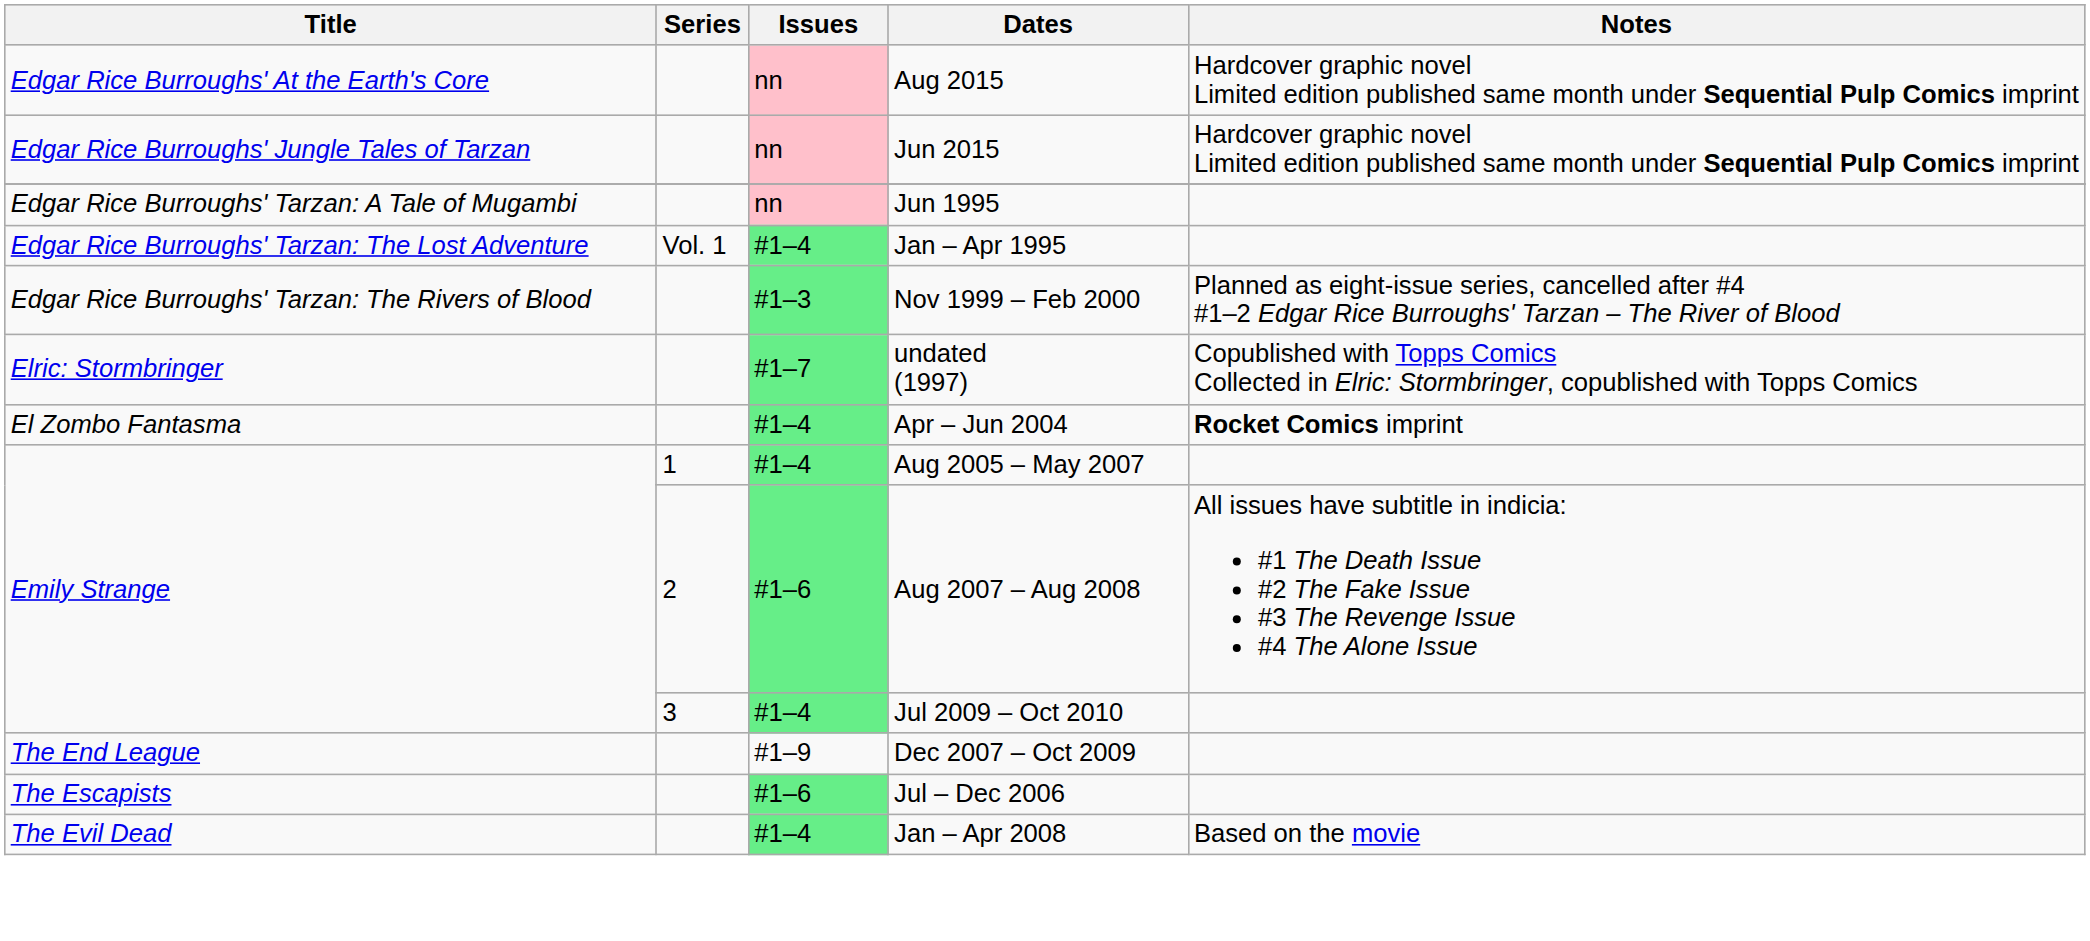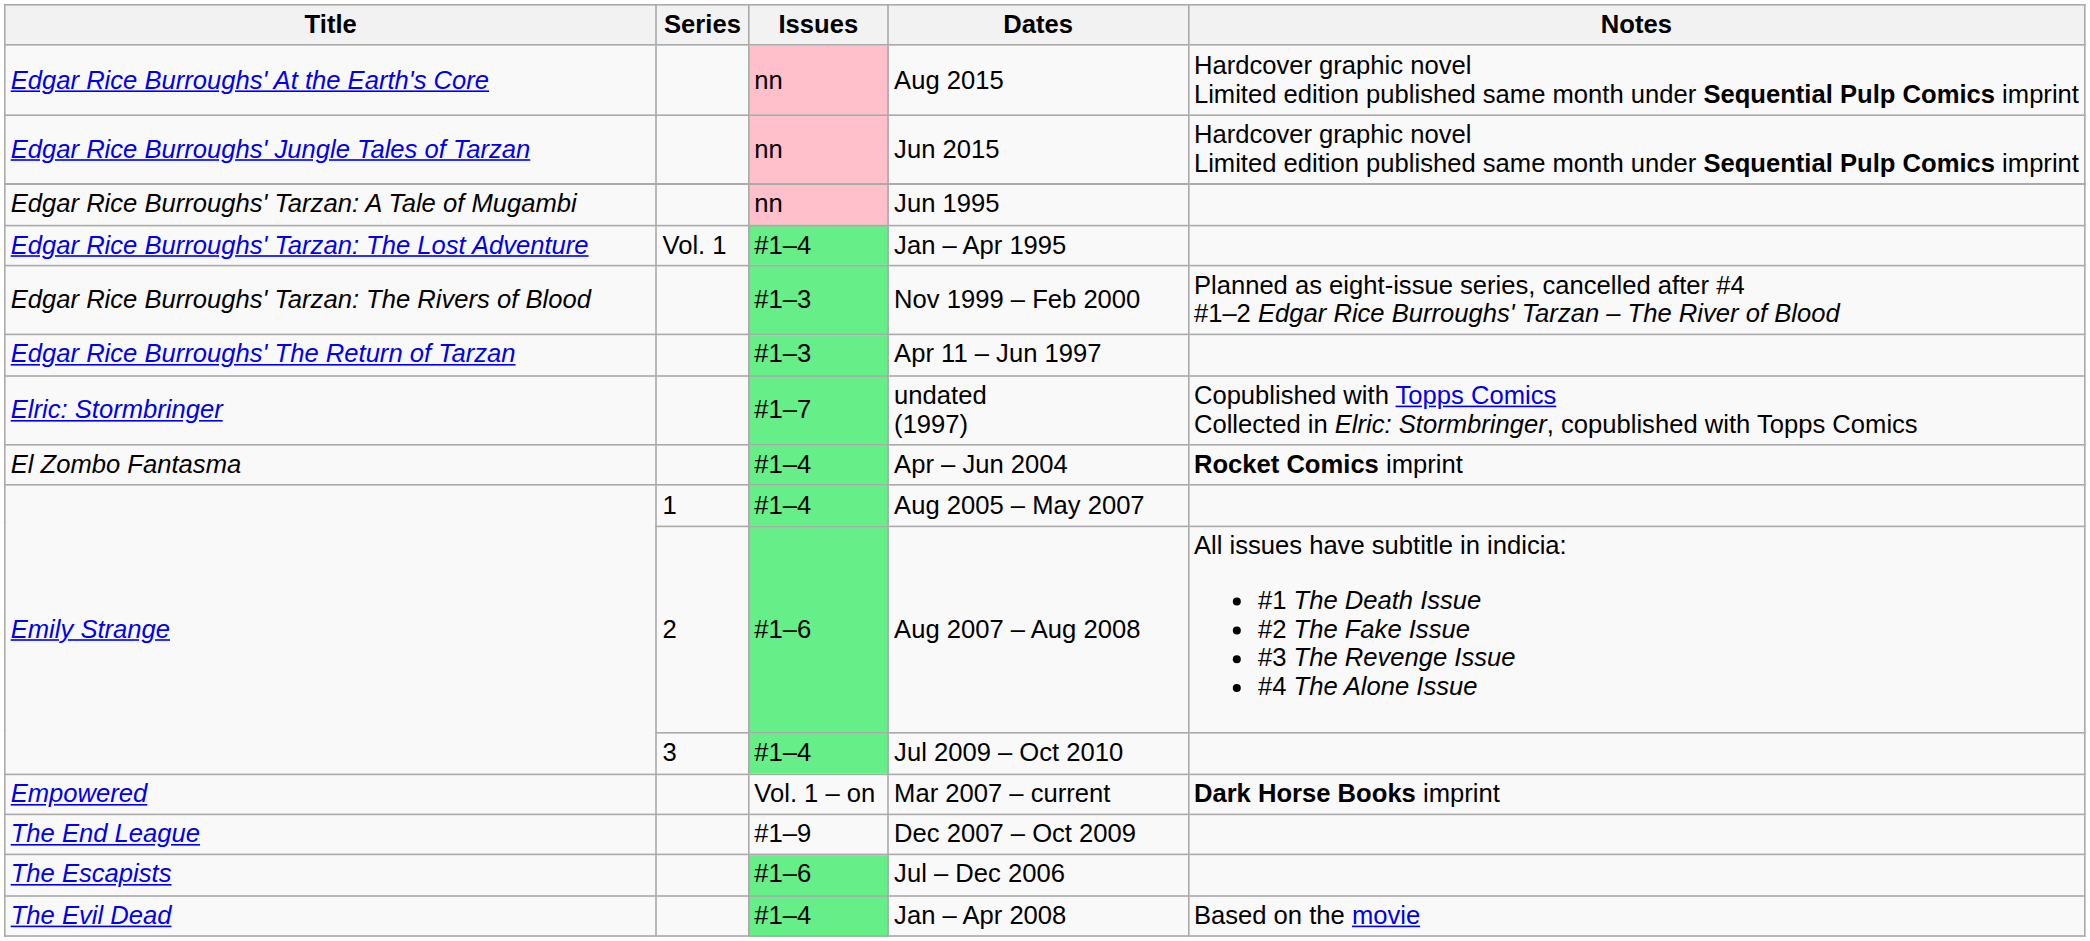+ row: (998, 354)
+ row: (1002, 793)
